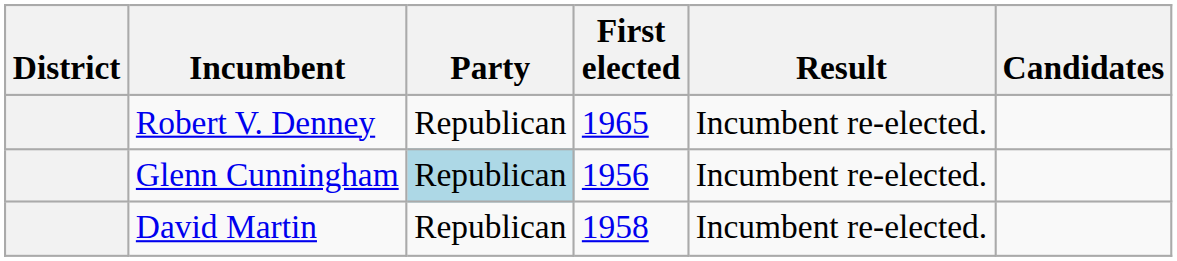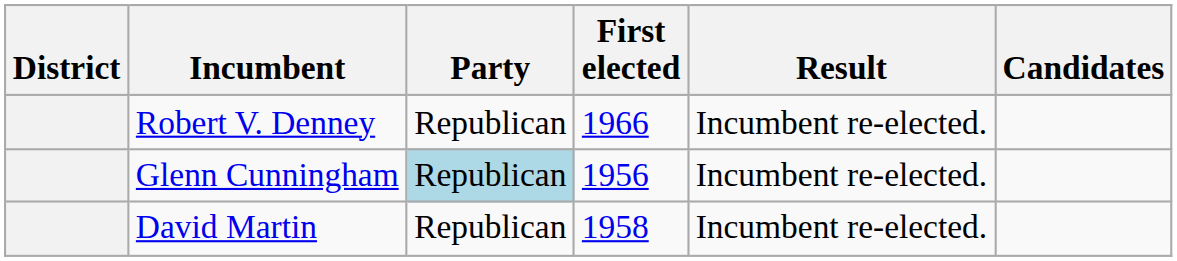(615, 121) 1965 -> (615, 121) 1966
